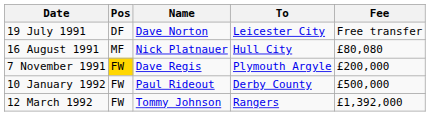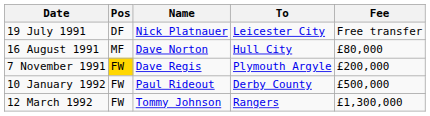(172, 31) Dave Norton -> (182, 31) Nick Platnauer
(182, 49) Nick Platnauer -> (172, 49) Dave Norton
(360, 49) £80,080 -> (360, 49) £80,000
(370, 102) £1,392,000 -> (370, 102) £1,300,000
